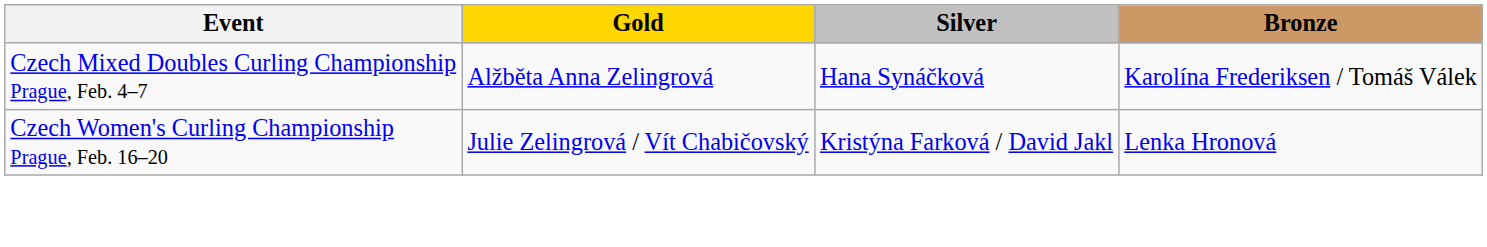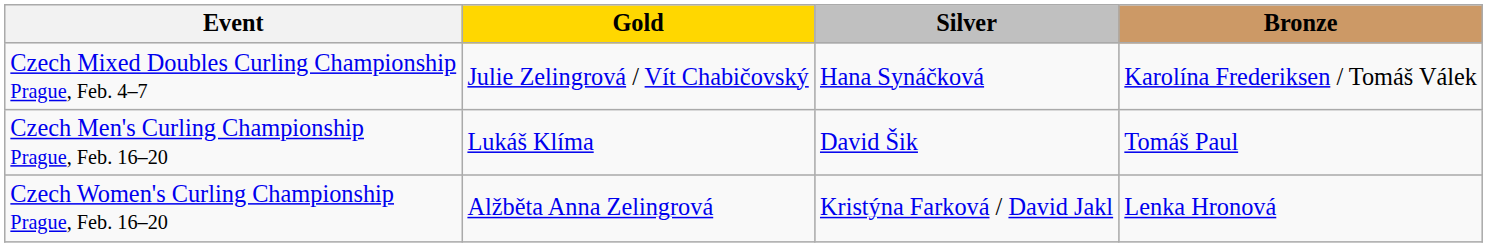(590, 76) Alžběta Anna Zelingrová -> (638, 76) Julie Zelingrová / Vít Chabičovský
+ row: (187, 141)
(638, 141) Julie Zelingrová / Vít Chabičovský -> (590, 207) Alžběta Anna Zelingrová
